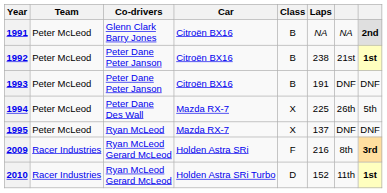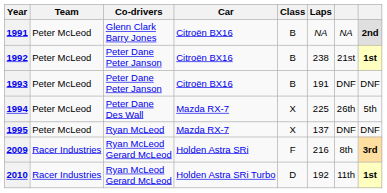(321, 175) 152 -> (321, 175) 192
